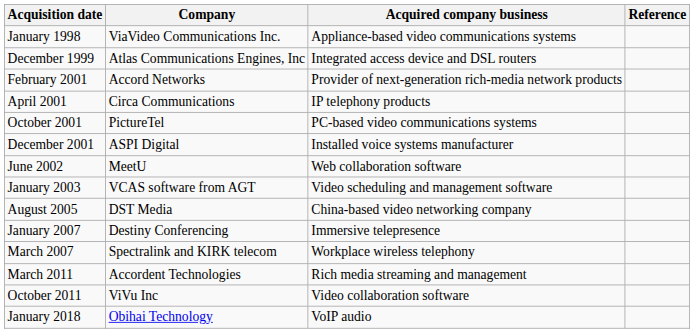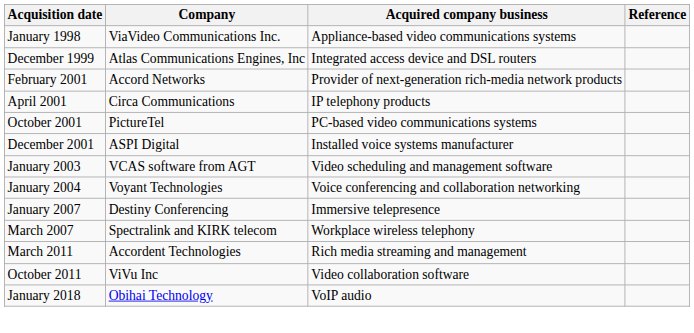- row: (35, 166)
+ row: (44, 187)
- row: (43, 209)
